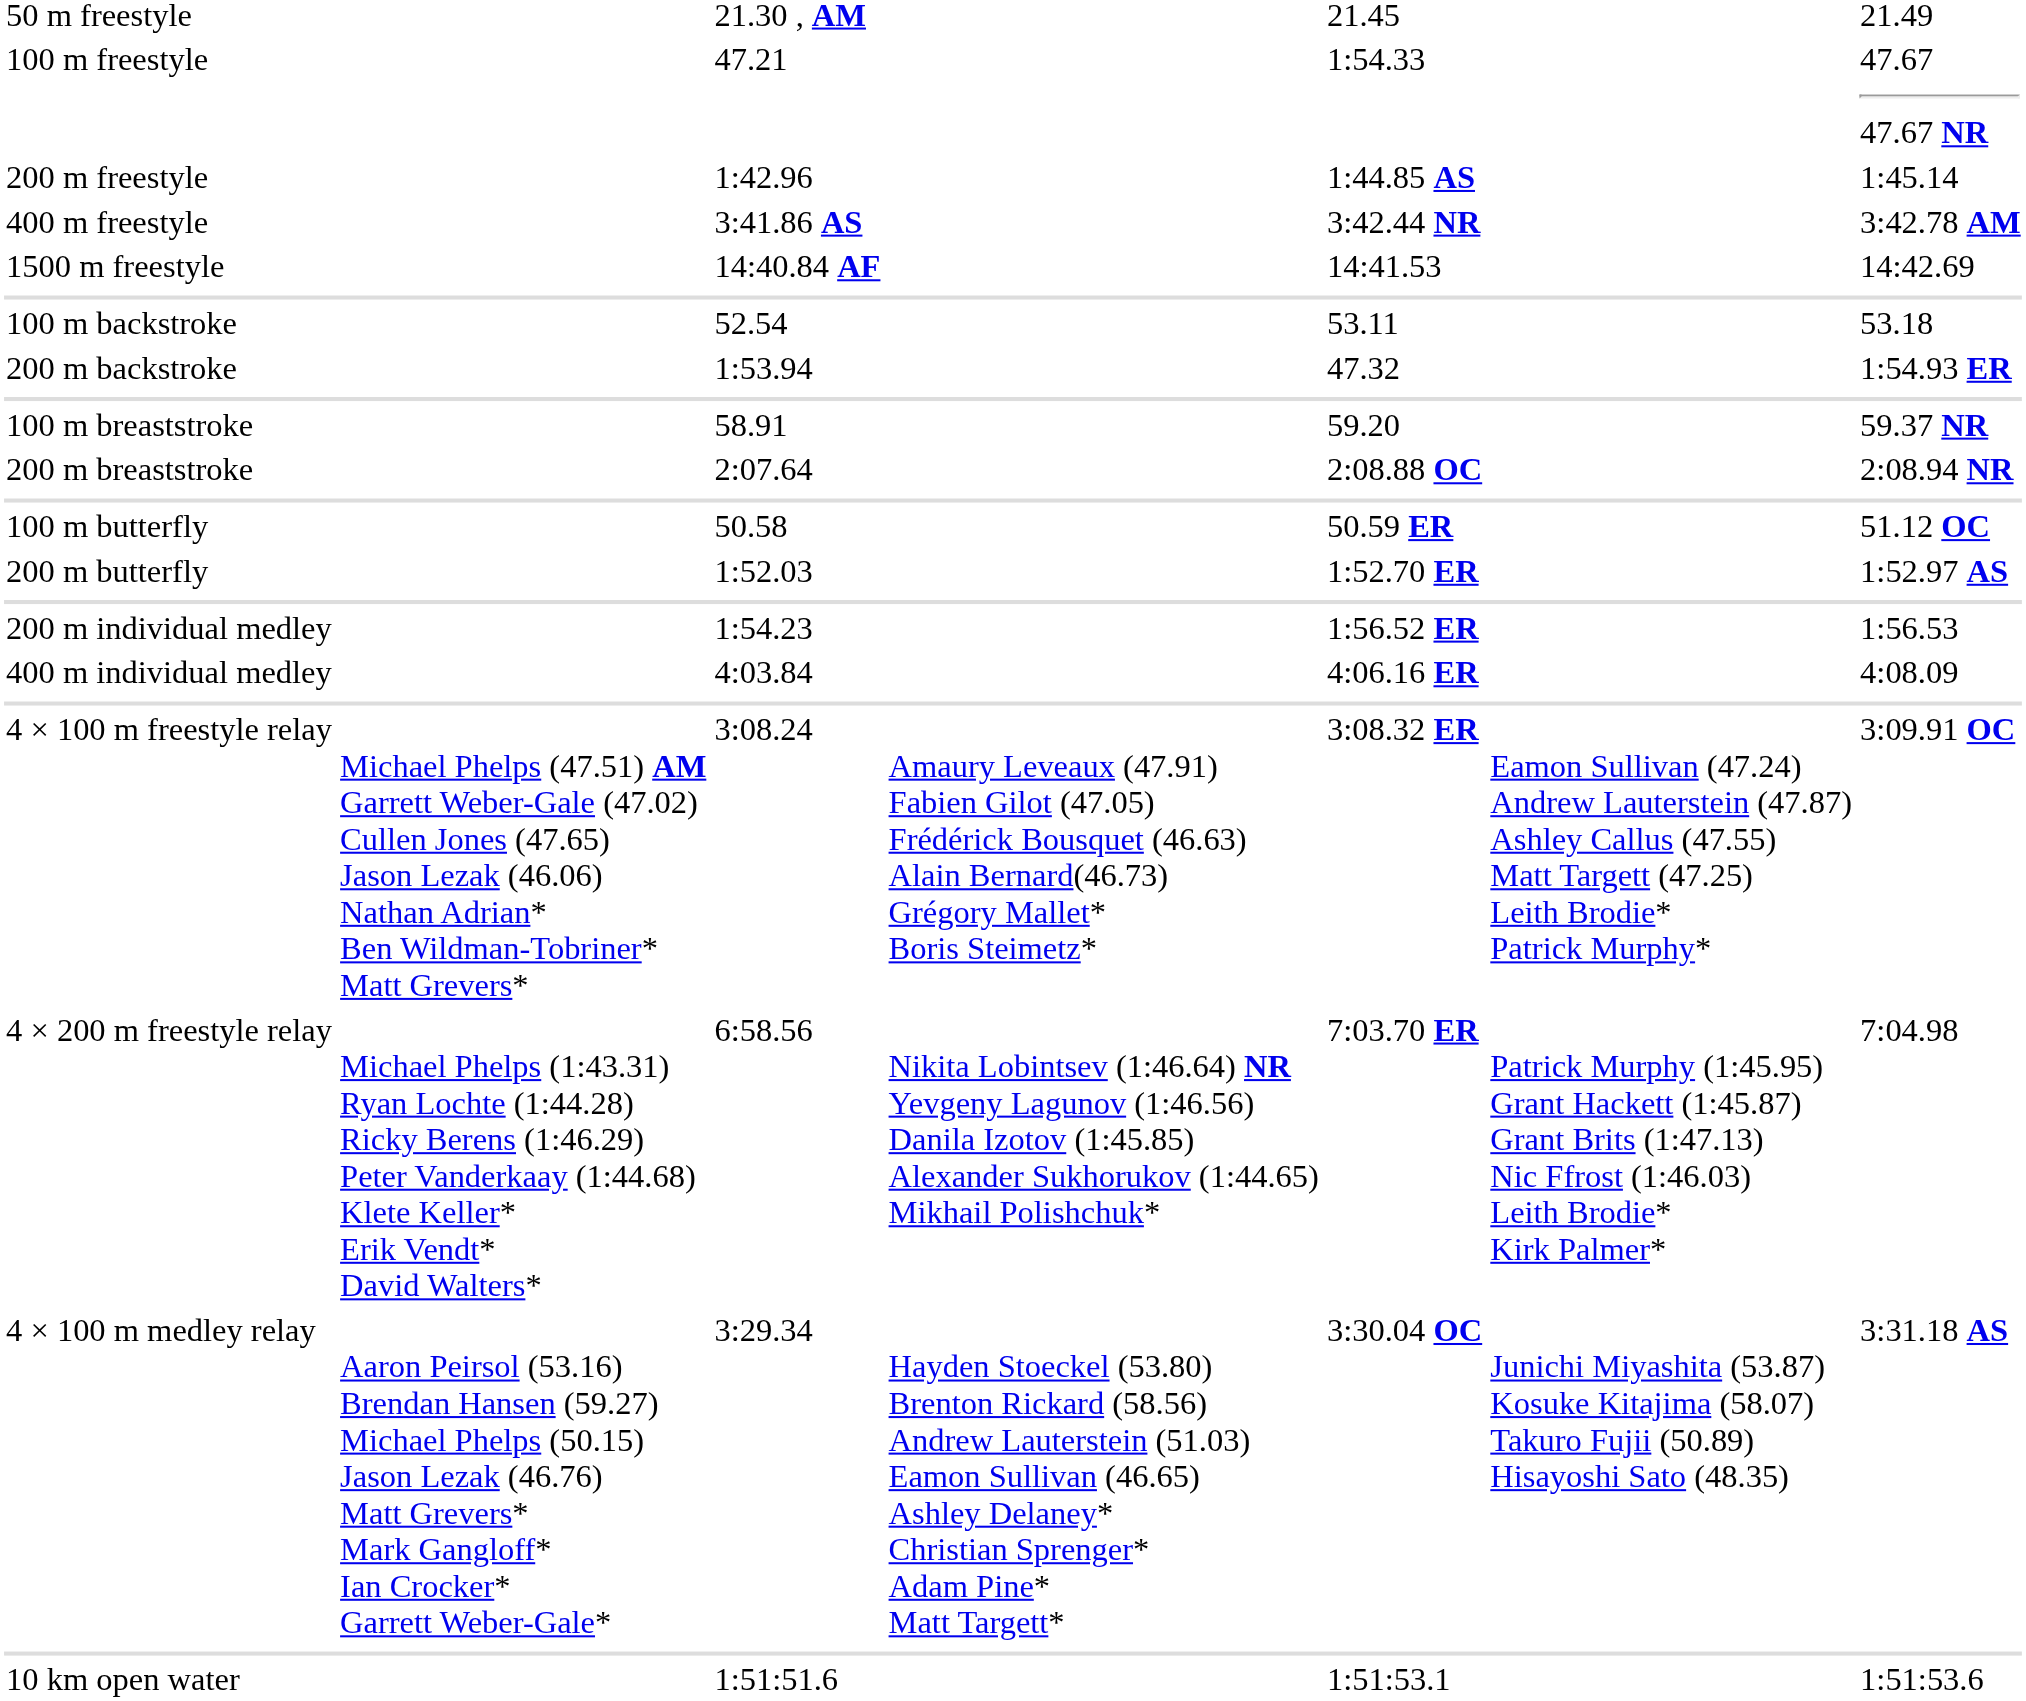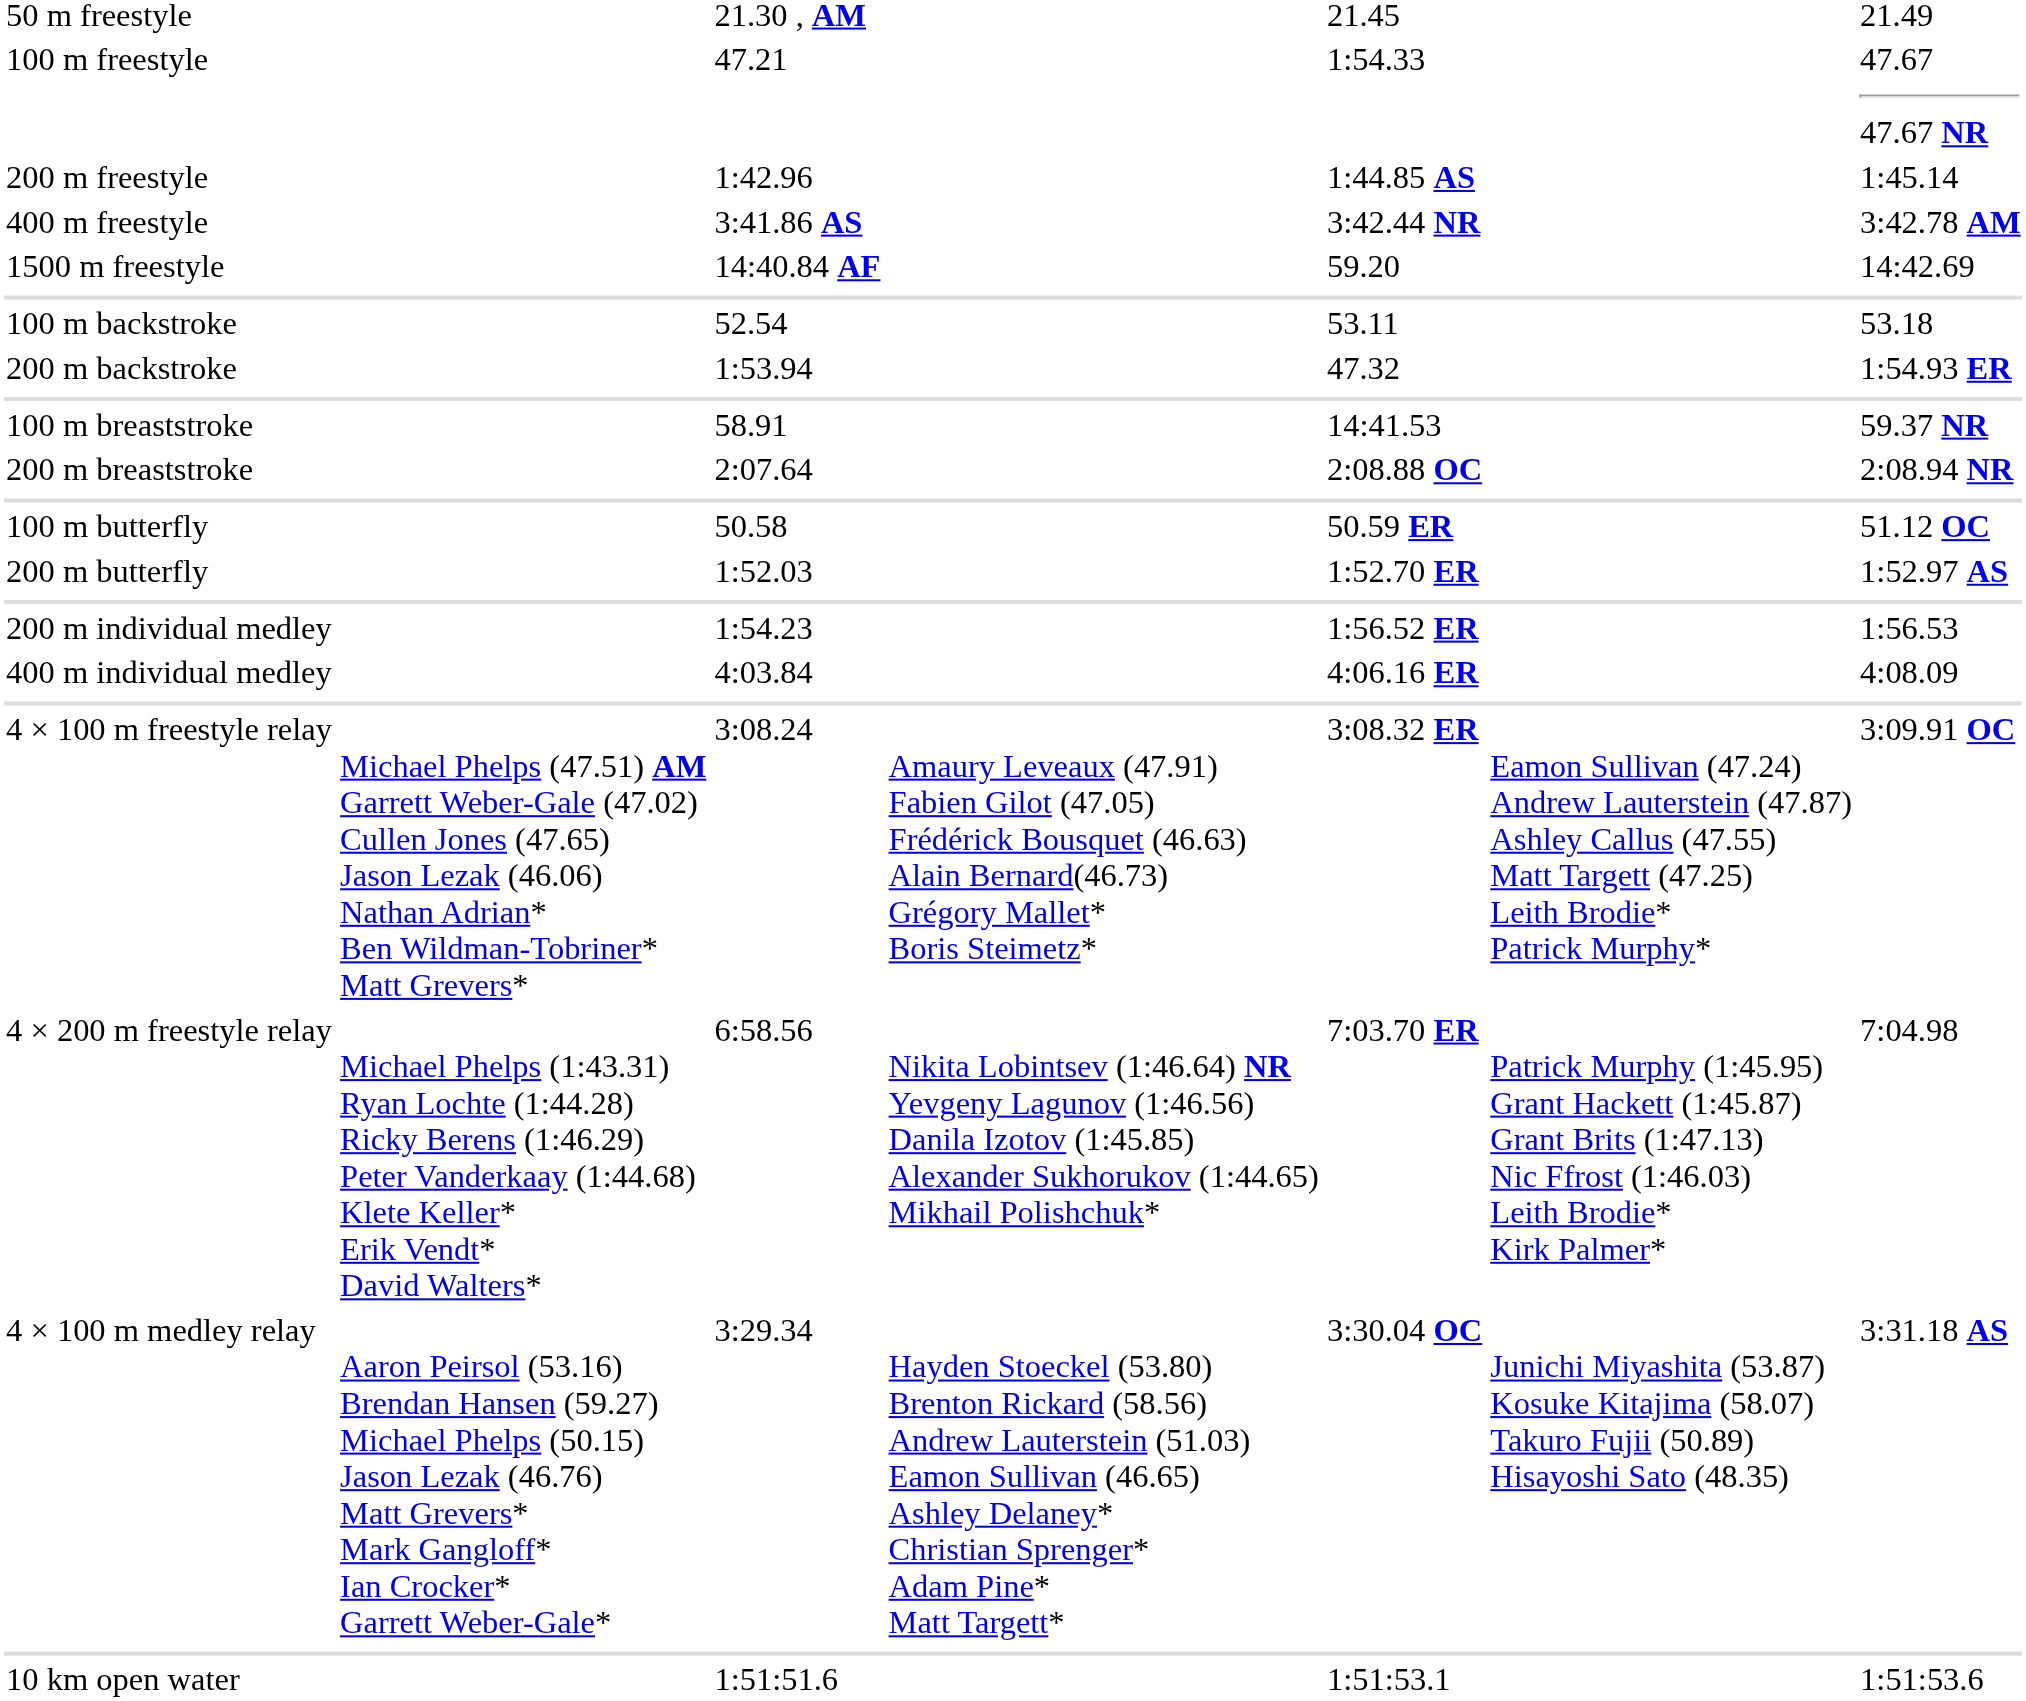(1384, 266) 14:41.53 -> (1364, 266) 59.20
(1364, 424) 59.20 -> (1384, 424) 14:41.53
